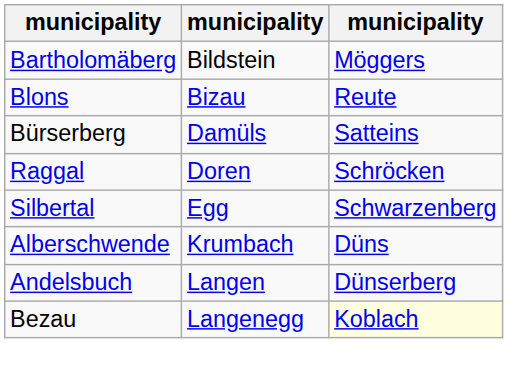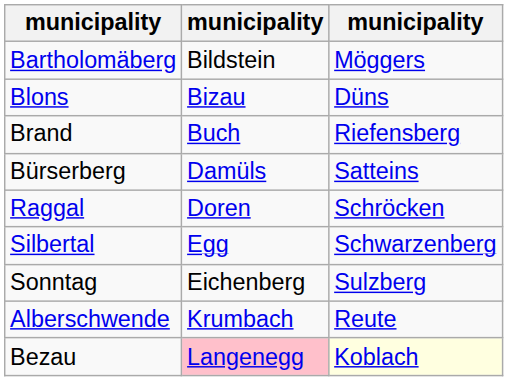(365, 97) Reute -> (361, 97) Düns
+ row: (41, 134)
+ row: (54, 282)
(361, 245) Düns -> (365, 319) Reute
- row: (71, 282)
(246, 319) no background -> (246, 356) pink background
